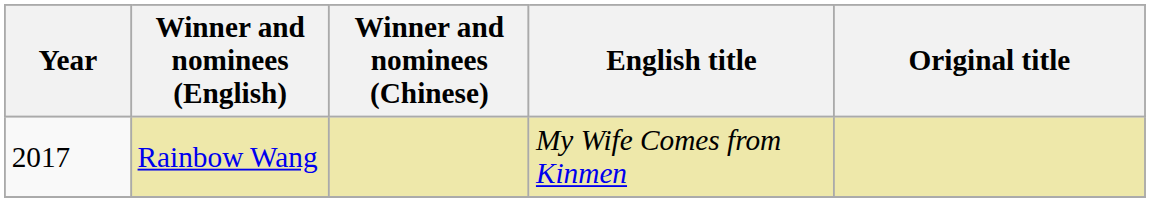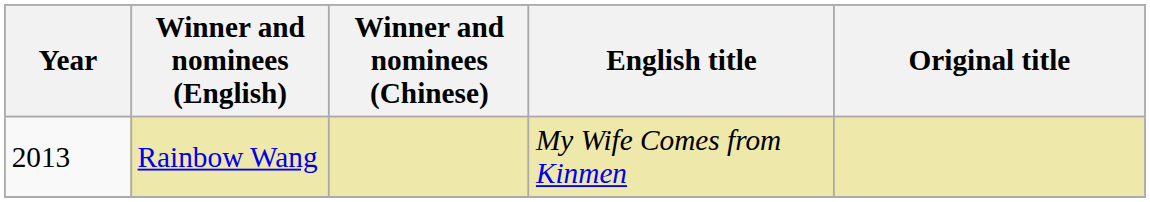(41, 156) 2017 -> (41, 156) 2013
